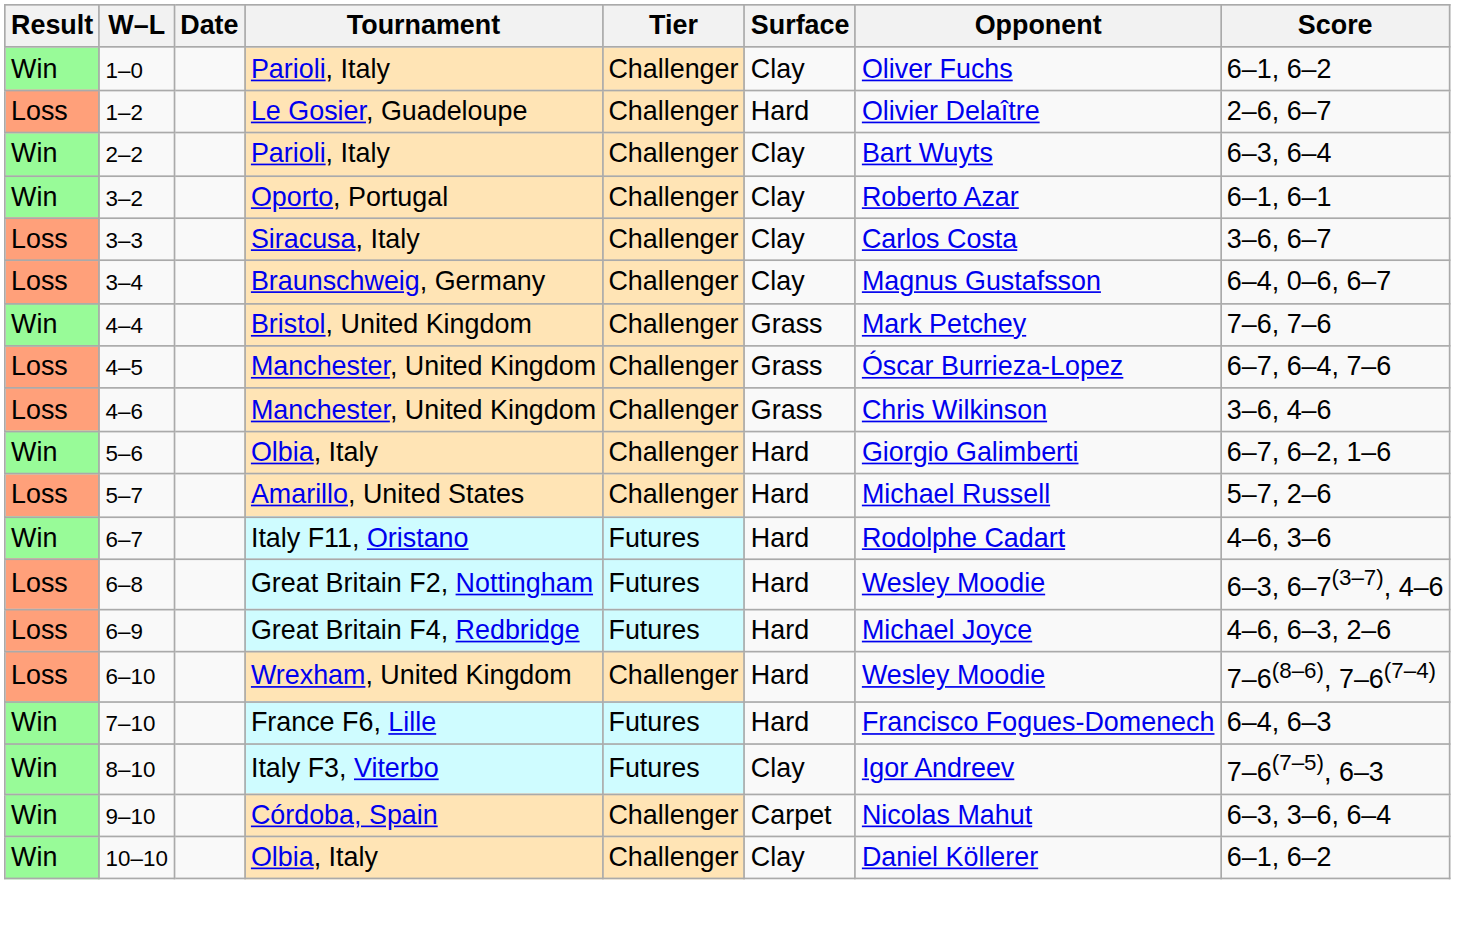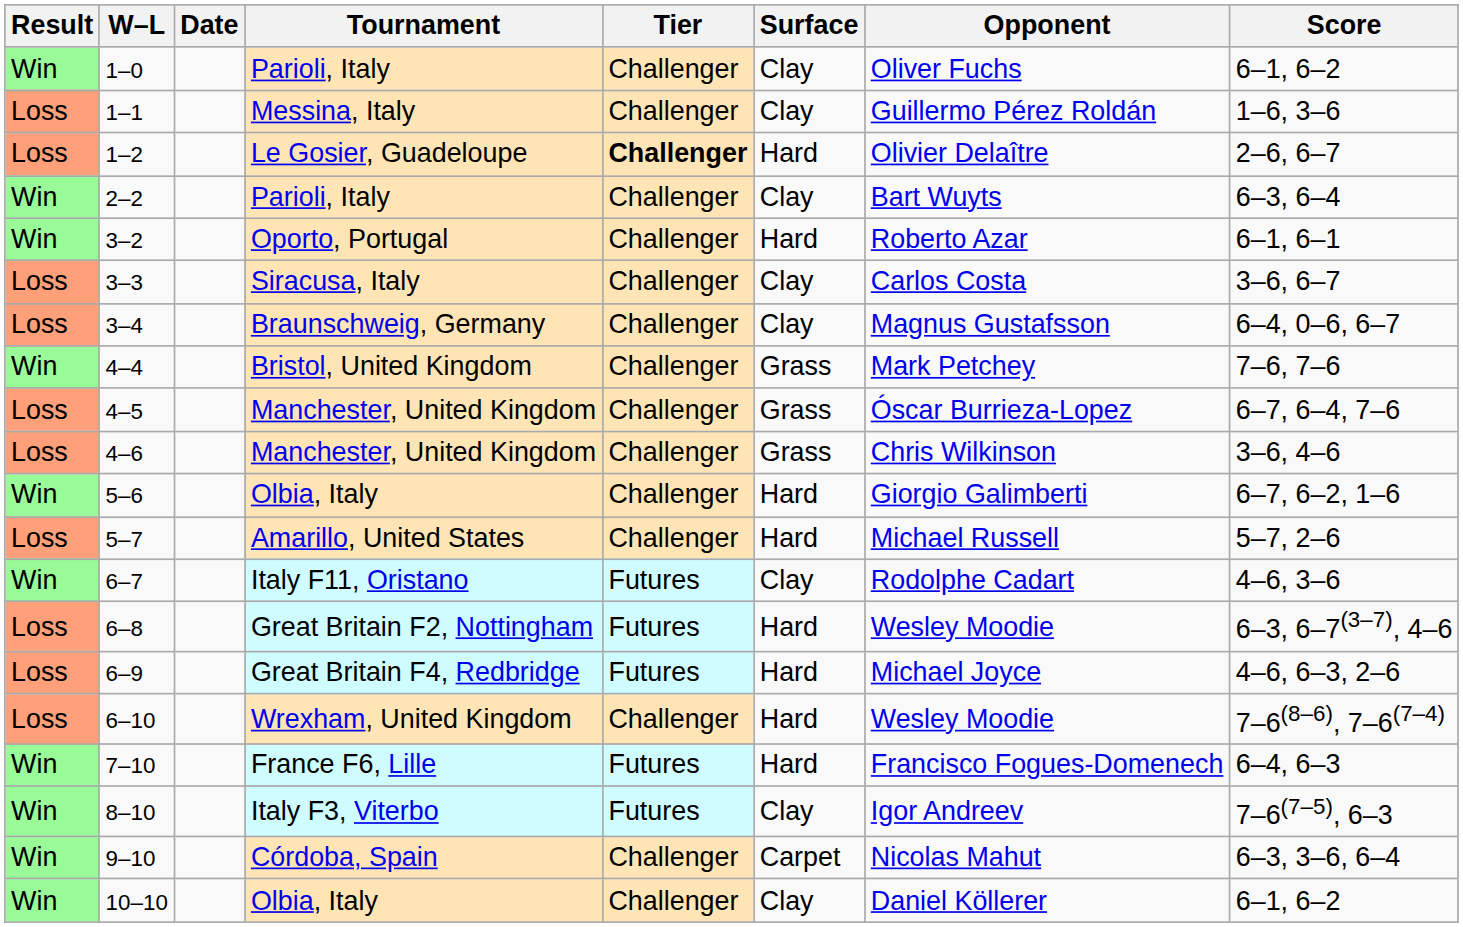+ row: (124, 112)
(673, 111) normal -> (678, 153) bold
(778, 196) Clay -> (789, 238) Hard
(780, 537) Hard -> (787, 580) Clay
